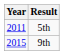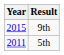rows swapped: (44, 27) <-> (44, 43)
